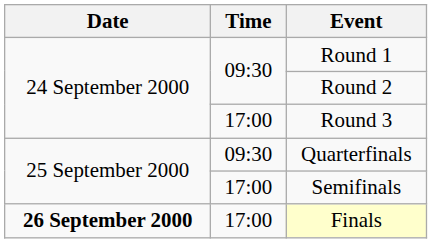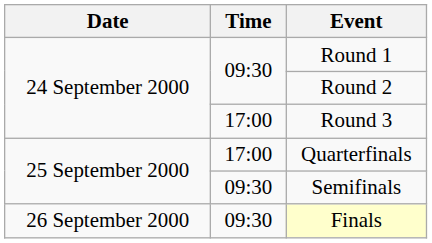(248, 154) 09:30 -> (248, 154) 17:00
(248, 187) 17:00 -> (248, 187) 09:30
(108, 220) bold -> (108, 220) normal
(248, 220) 17:00 -> (248, 220) 09:30
